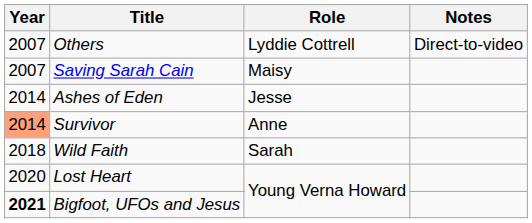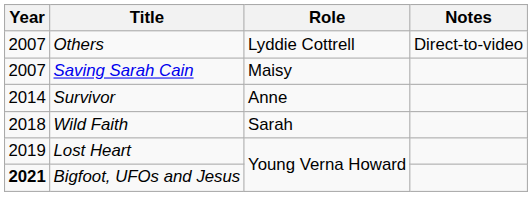- row: (108, 97)
(27, 124) lightsalmon background -> (27, 97) no background
(27, 177) 2020 -> (27, 151) 2019
